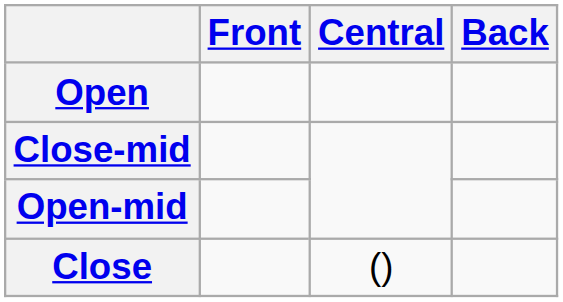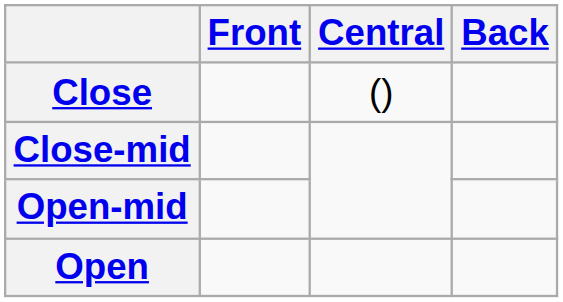rows swapped: (102, 265) <-> (102, 91)
